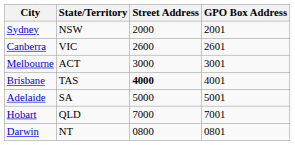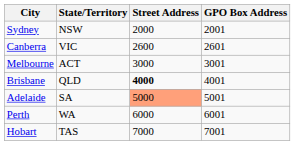(68, 81) TAS -> (70, 81) QLD
(143, 98) no background -> (143, 98) lightsalmon background
+ row: (18, 115)
(70, 115) QLD -> (68, 132) TAS
- row: (23, 132)
